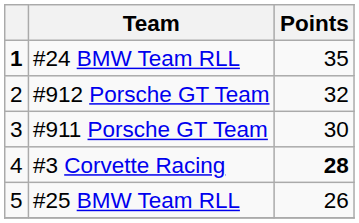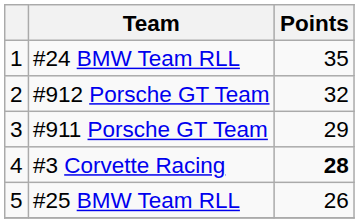(16, 58) bold -> (16, 58) normal
(336, 130) 30 -> (336, 130) 29
